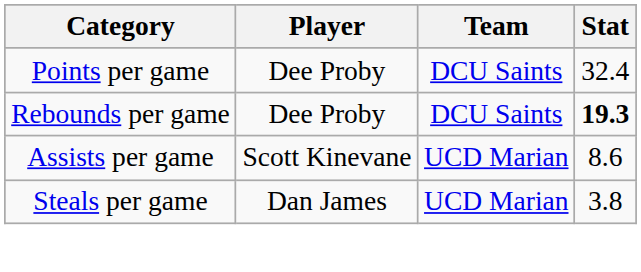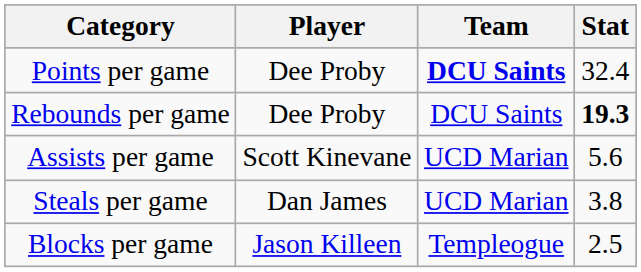(496, 69) normal -> (496, 69) bold
(605, 157) 8.6 -> (605, 157) 5.6
+ row: (120, 244)
